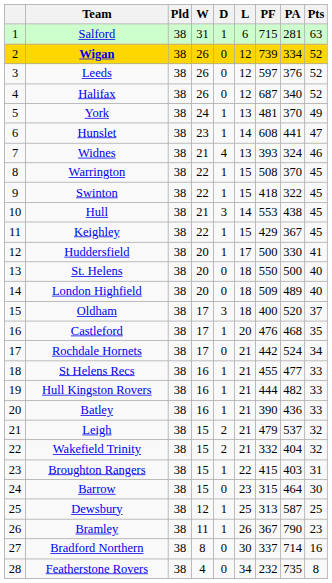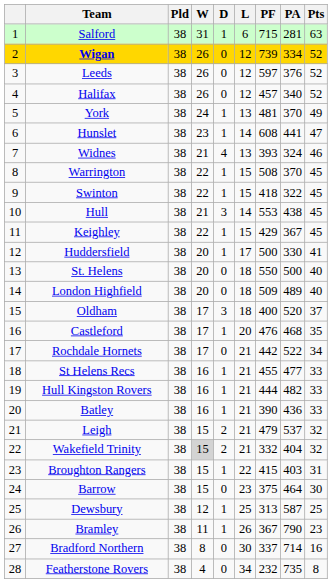(268, 93) 687 -> (268, 93) 457
(293, 350) 524 -> (293, 350) 522
(202, 449) no background -> (202, 449) lightgrey background
(268, 489) 315 -> (268, 489) 375
